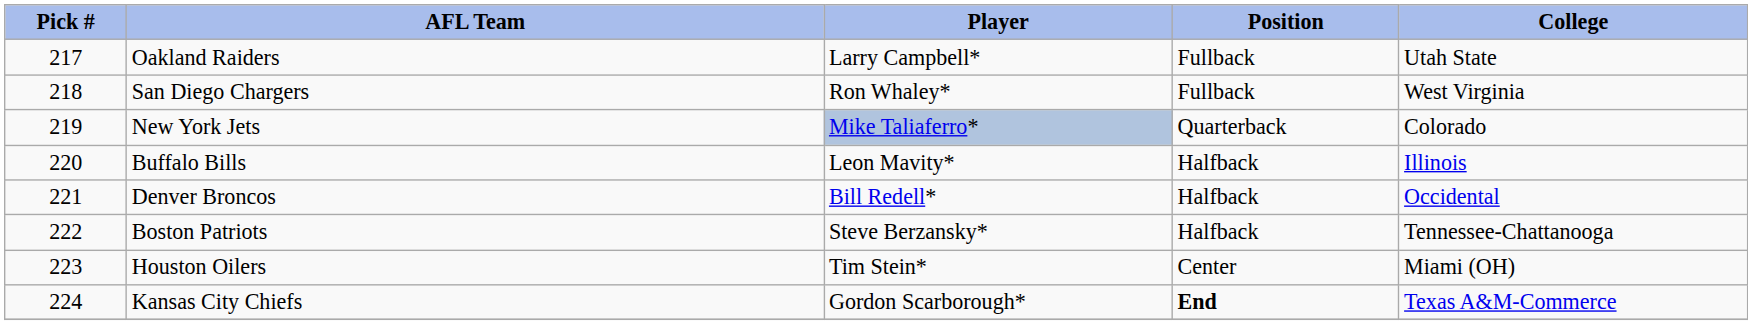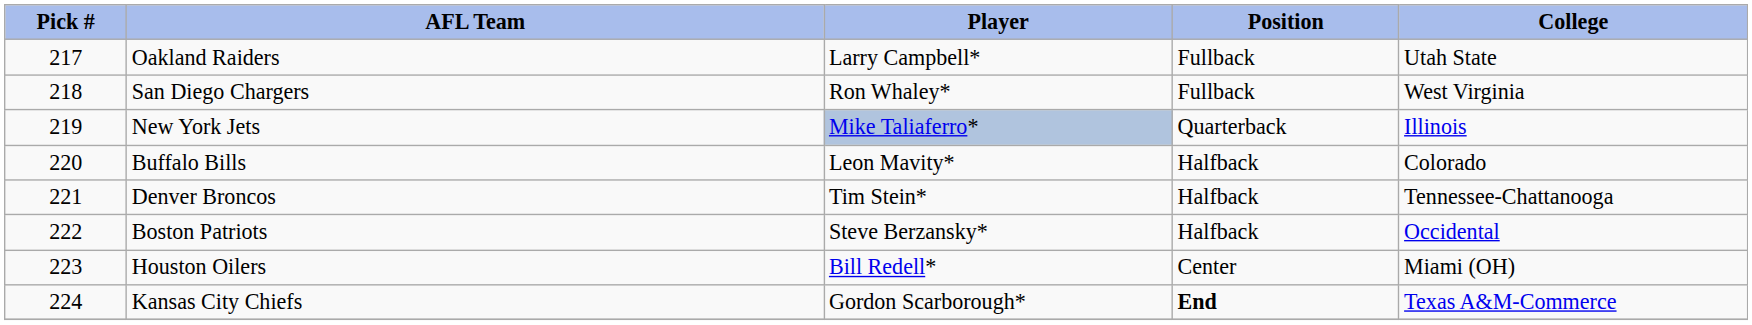(1445, 127) Colorado -> (1435, 127) Illinois
(1435, 162) Illinois -> (1445, 162) Colorado
(883, 197) Bill Redell* -> (878, 197) Tim Stein*
(1452, 197) Occidental -> (1509, 197) Tennessee-Chattanooga
(1509, 232) Tennessee-Chattanooga -> (1452, 232) Occidental
(878, 267) Tim Stein* -> (883, 267) Bill Redell*
